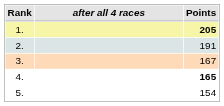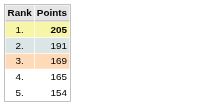- column: (109, 13)
(208, 61) 167 -> (59, 61) 169
(208, 77) bold -> (59, 77) normal
